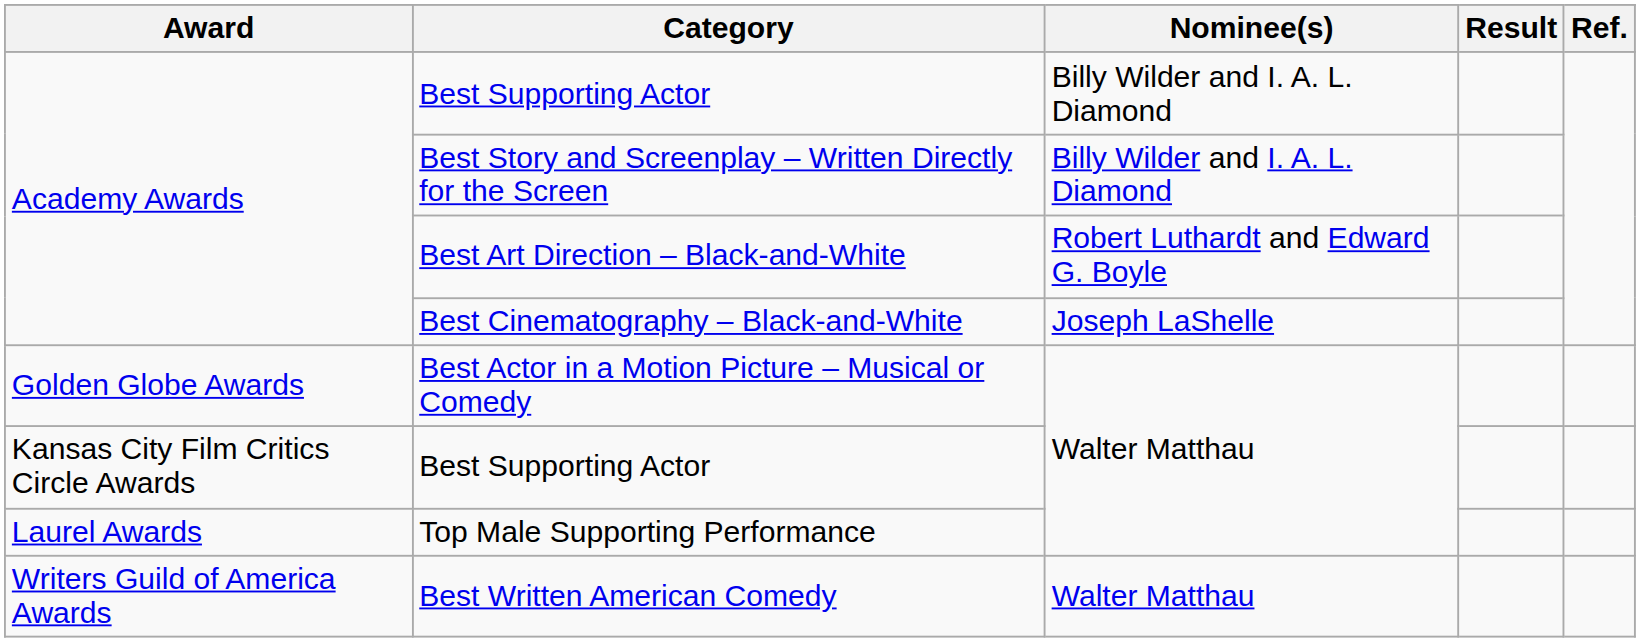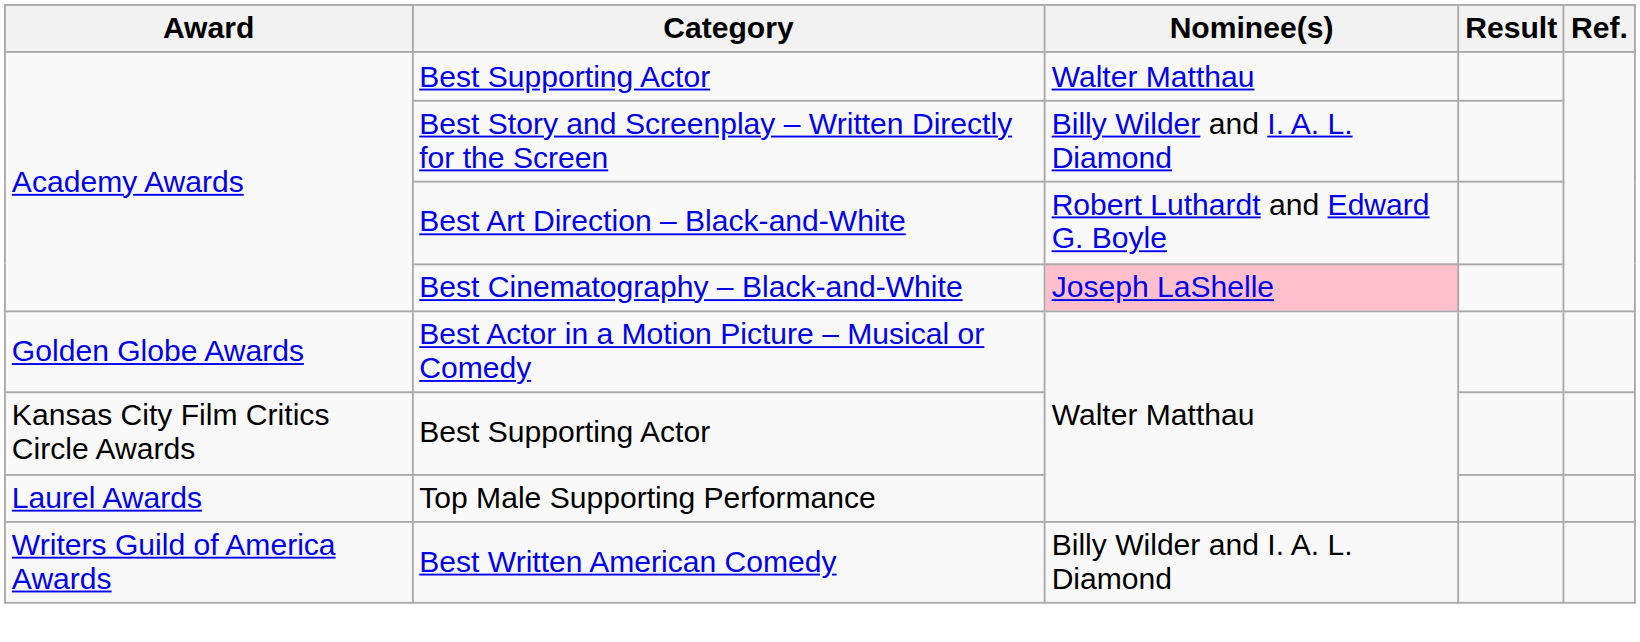(1202, 92) Billy Wilder and I. A. L. Diamond -> (1153, 76) Walter Matthau
(1163, 320) no background -> (1163, 286) pink background
(1153, 596) Walter Matthau -> (1202, 562) Billy Wilder and I. A. L. Diamond
